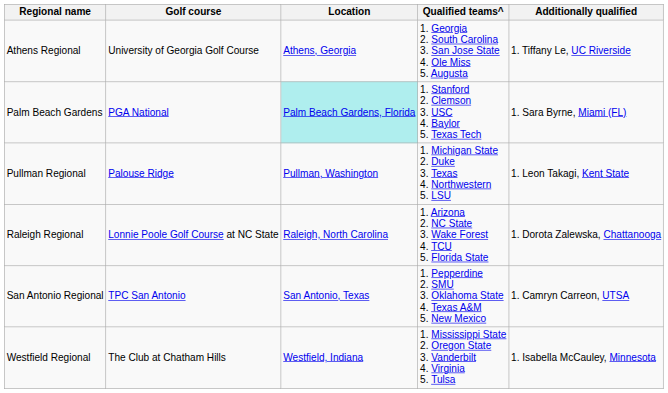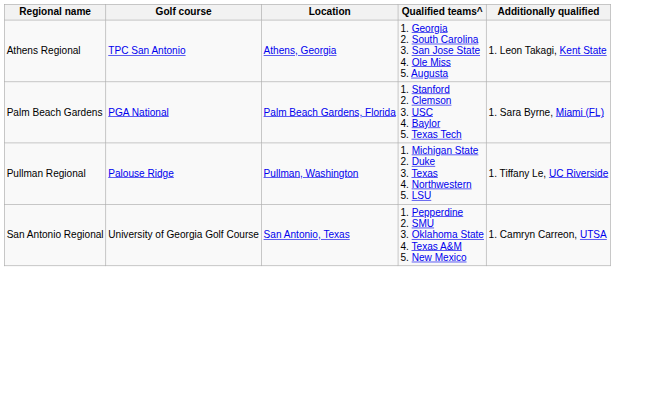(184, 51) University of Georgia Golf Course -> (147, 51) TPC San Antonio
(571, 51) 1. Tiffany Le, UC Riverside -> (548, 51) 1. Leon Takagi, Kent State
(349, 112) paleturquoise background -> (330, 112) no background
(570, 173) 1. Leon Takagi, Kent State -> (548, 173) 1. Tiffany Le, UC Riverside
- row: (45, 235)
(147, 296) TPC San Antonio -> (184, 235) University of Georgia Golf Course
- row: (49, 357)
